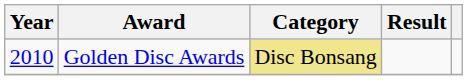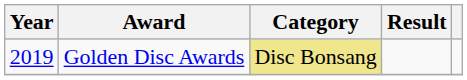(32, 56) 2010 -> (32, 56) 2019
